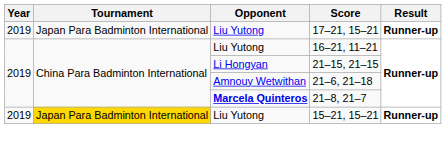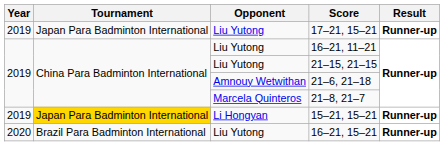(241, 64) Li Hongyan -> (239, 64) Liu Yutong
(260, 99) bold -> (257, 99) normal
(239, 116) Liu Yutong -> (241, 116) Li Hongyan
+ row: (344, 133)
